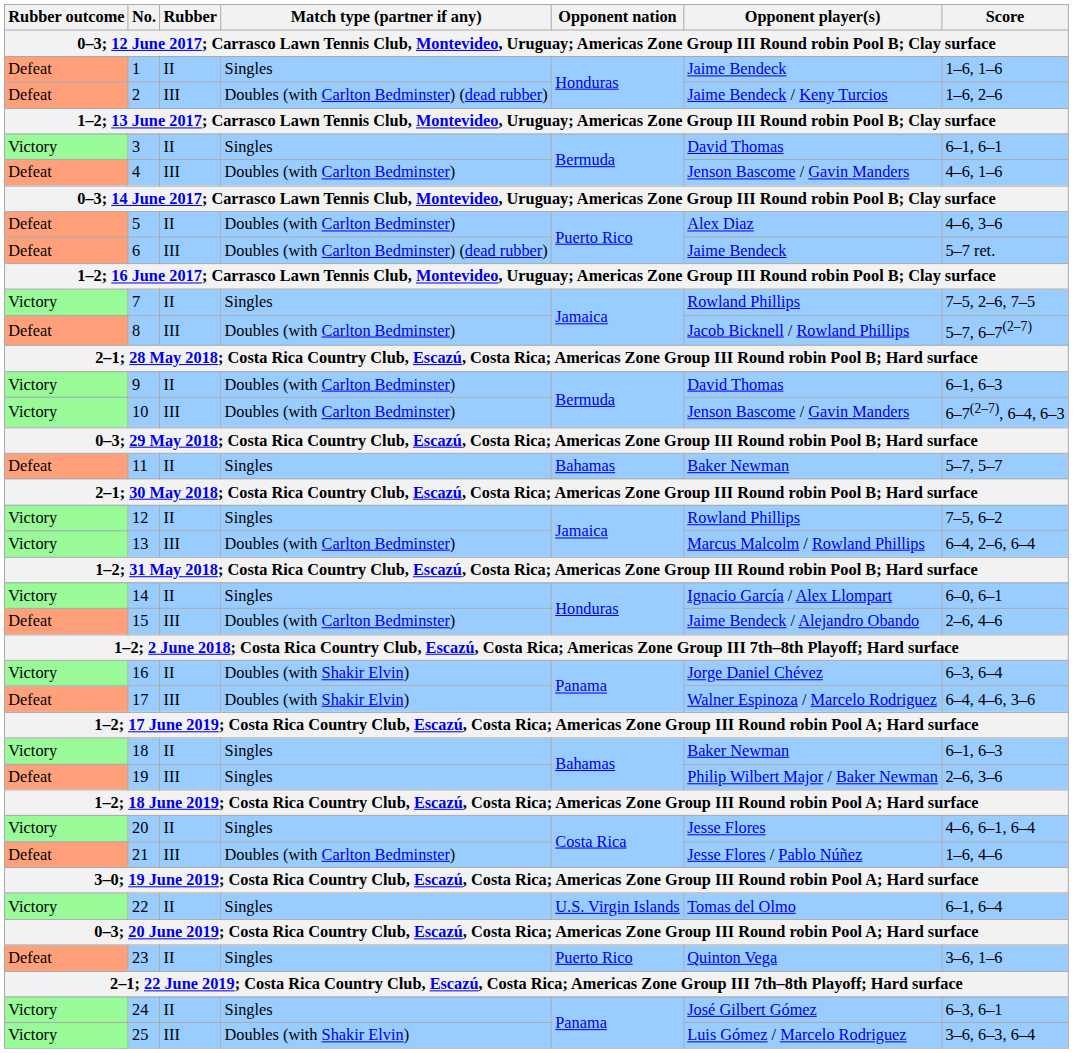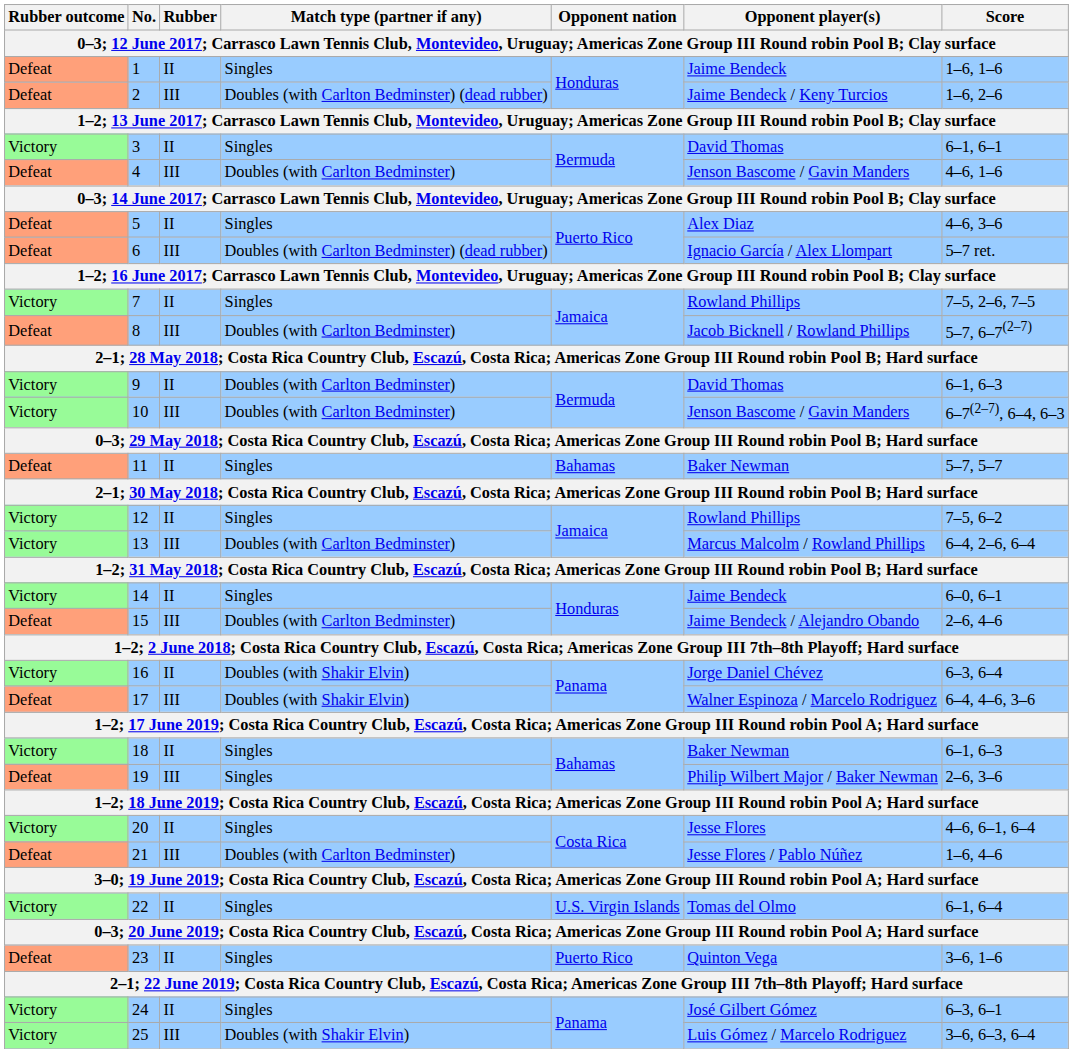(340, 224) Doubles (with Carlton Bedminster) -> (249, 224) Singles
(737, 250) Jaime Bendeck -> (790, 250) Ignacio García / Alex Llompart
(790, 595) Ignacio García / Alex Llompart -> (737, 595) Jaime Bendeck
